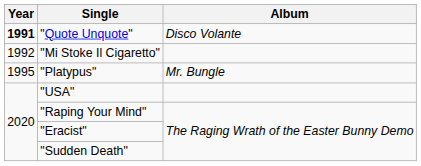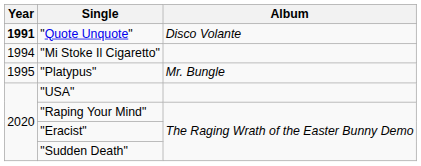(21, 53) 1992 -> (21, 53) 1994
